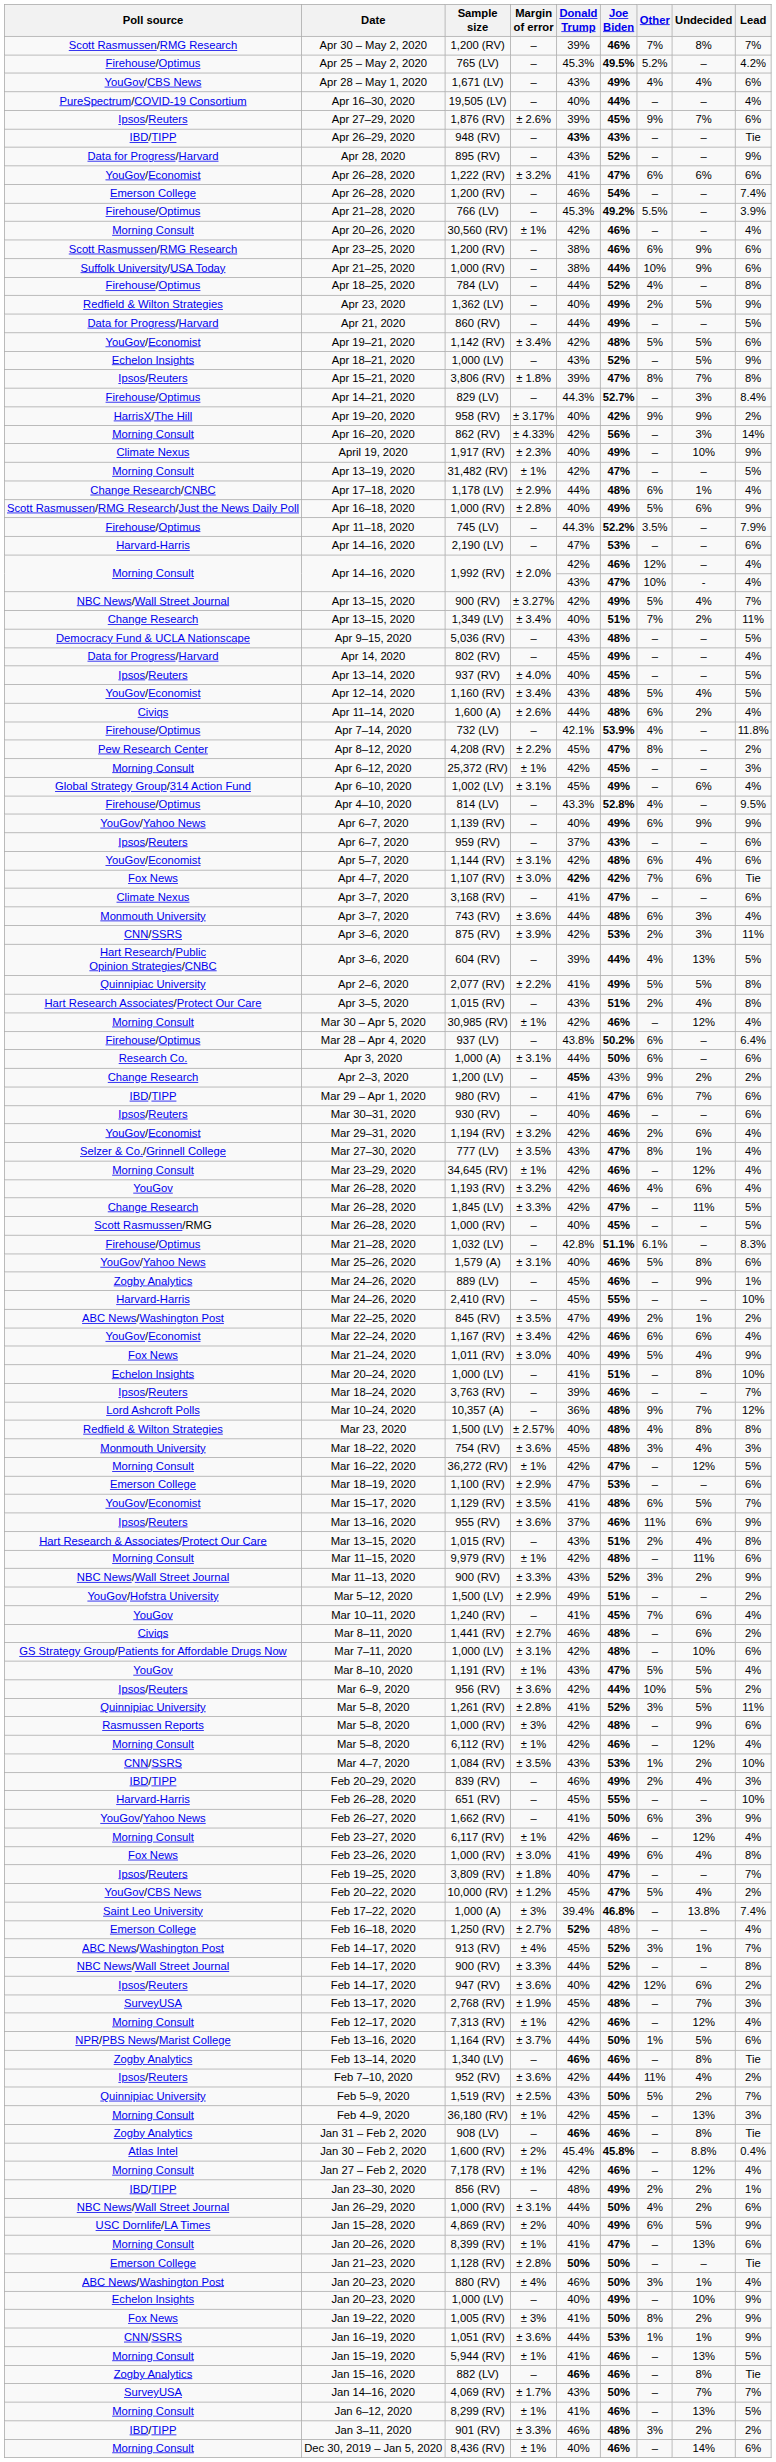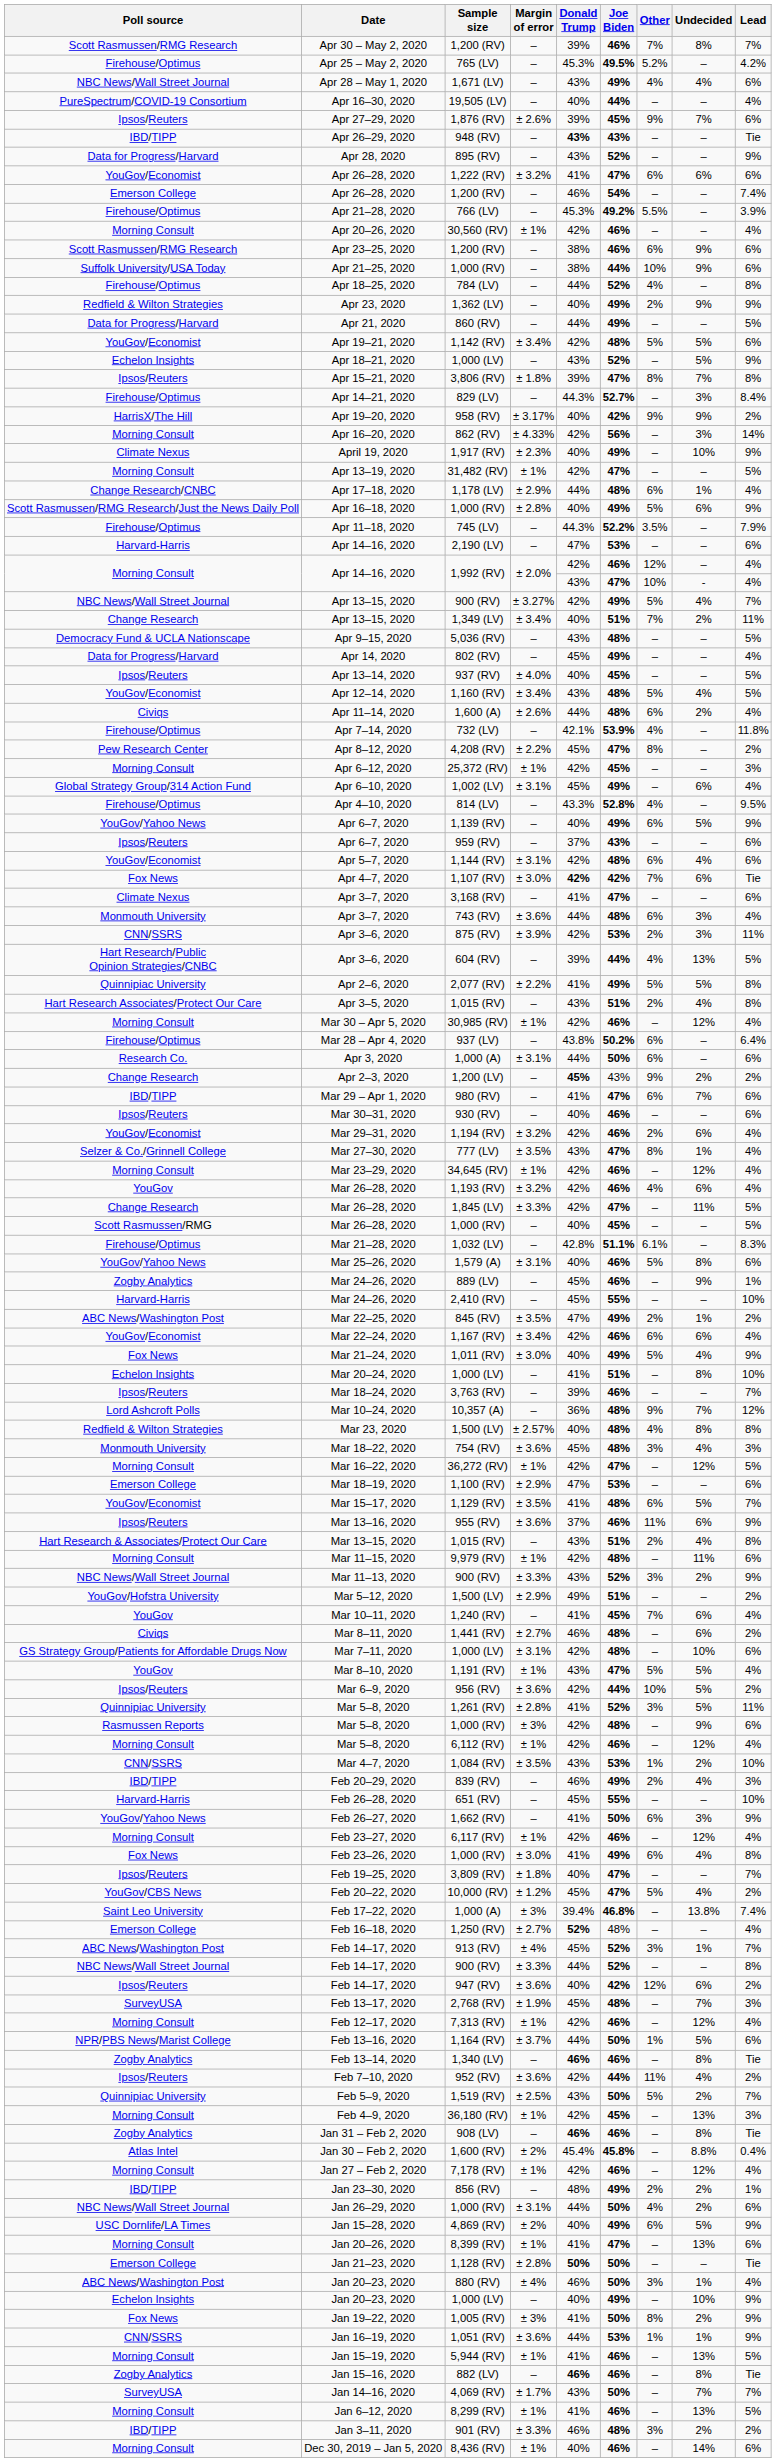(153, 82) YouGov/CBS News -> (153, 82) NBC News/Wall Street Journal
(704, 305) 5% -> (704, 305) 9%
(704, 823) 9% -> (704, 823) 5%
